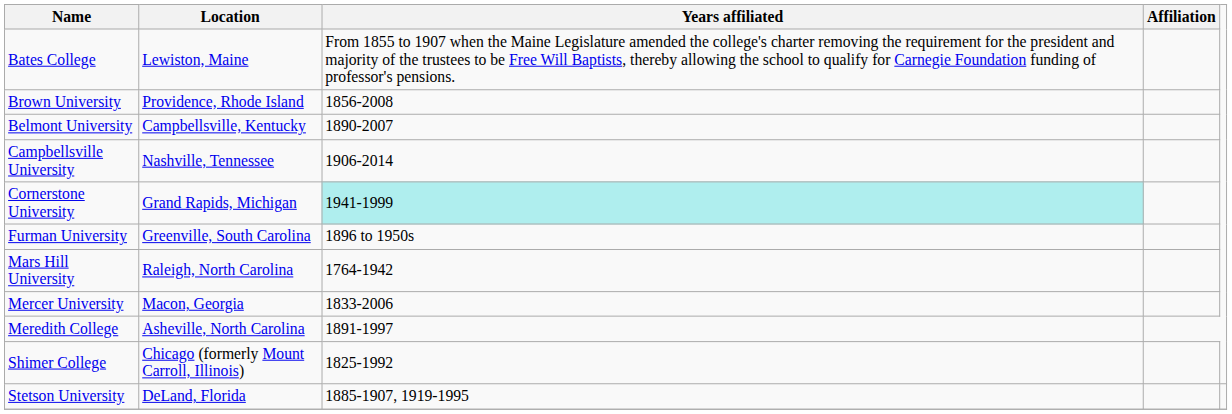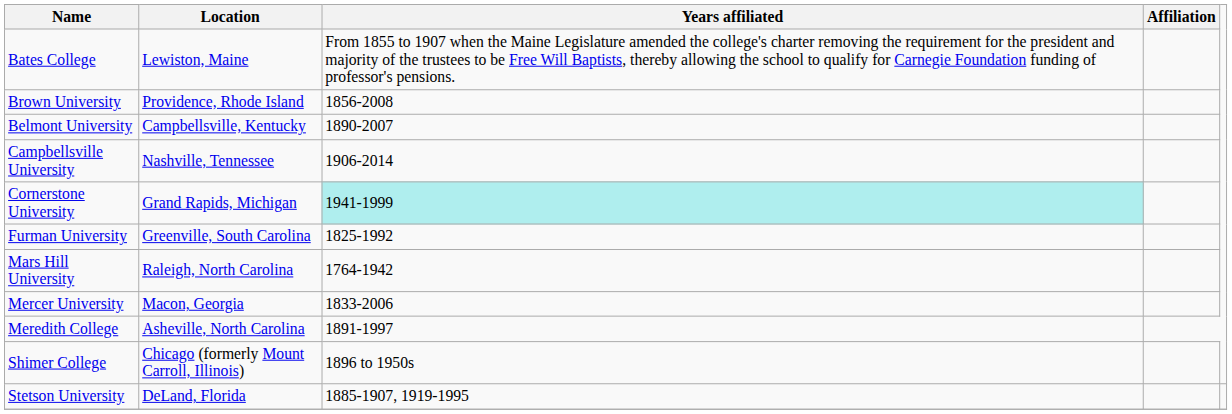(370, 236) 1896 to 1950s -> (359, 236) 1825-1992
(359, 362) 1825-1992 -> (370, 362) 1896 to 1950s
